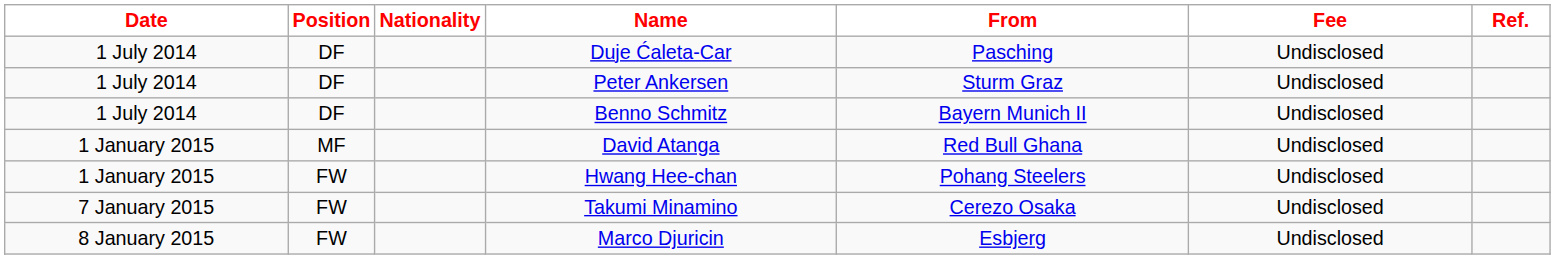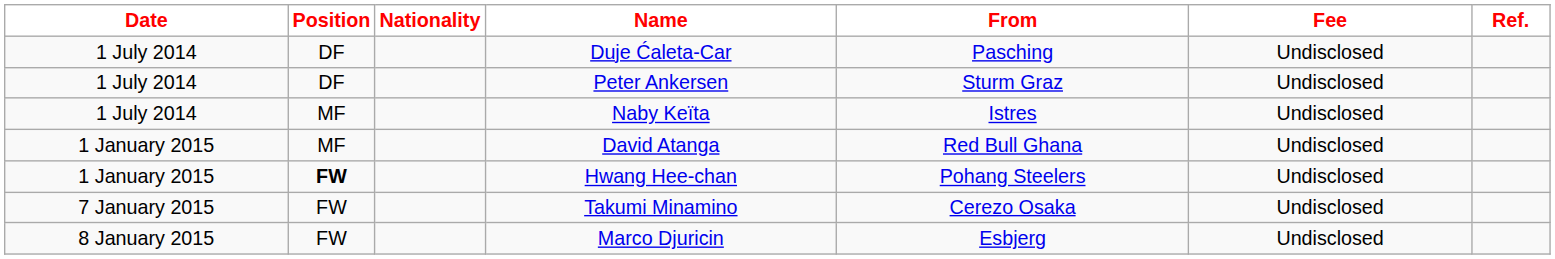- row: (661, 114)
+ row: (661, 114)
(331, 176) normal -> (331, 176) bold
